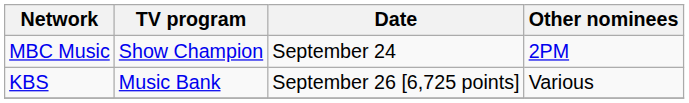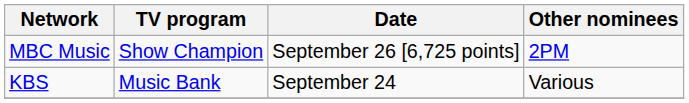(334, 51) September 24 -> (396, 51) September 26 [6,725 points]
(396, 82) September 26 [6,725 points] -> (334, 82) September 24
